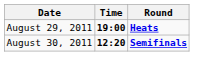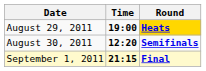(144, 28) no background -> (156, 28) gold background
+ row: (55, 58)
